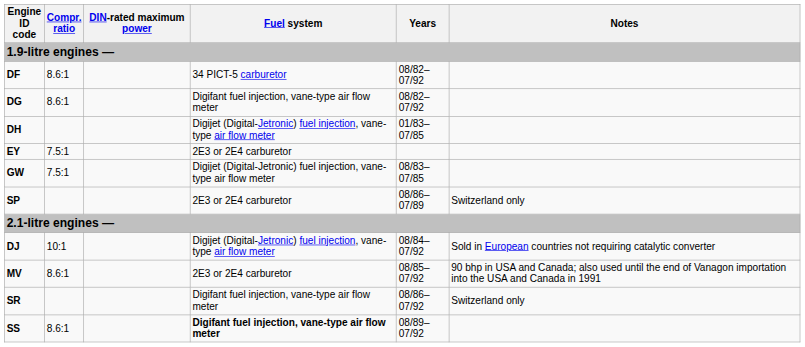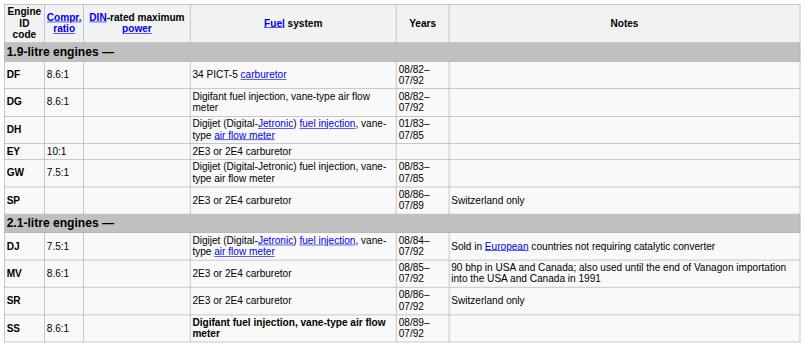(58, 151) 7.5:1 -> (57, 151) 10:1
(57, 246) 10:1 -> (58, 246) 7.5:1
(281, 301) Digifant fuel injection, vane-type air flow meter -> (242, 301) 2E3 or 2E4 carburetor
